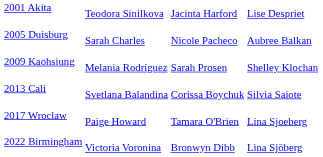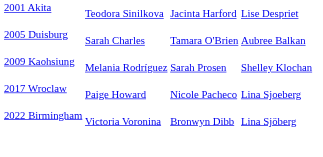(204, 41) Nicole Pacheco -> (204, 41) Tamara O'Brien
- row: (25, 88)
(205, 121) Tamara O'Brien -> (204, 94) Nicole Pacheco
